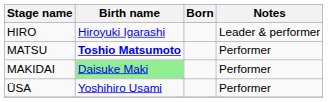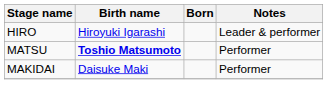(113, 69) lightgreen background -> (113, 69) no background
- row: (19, 87)
